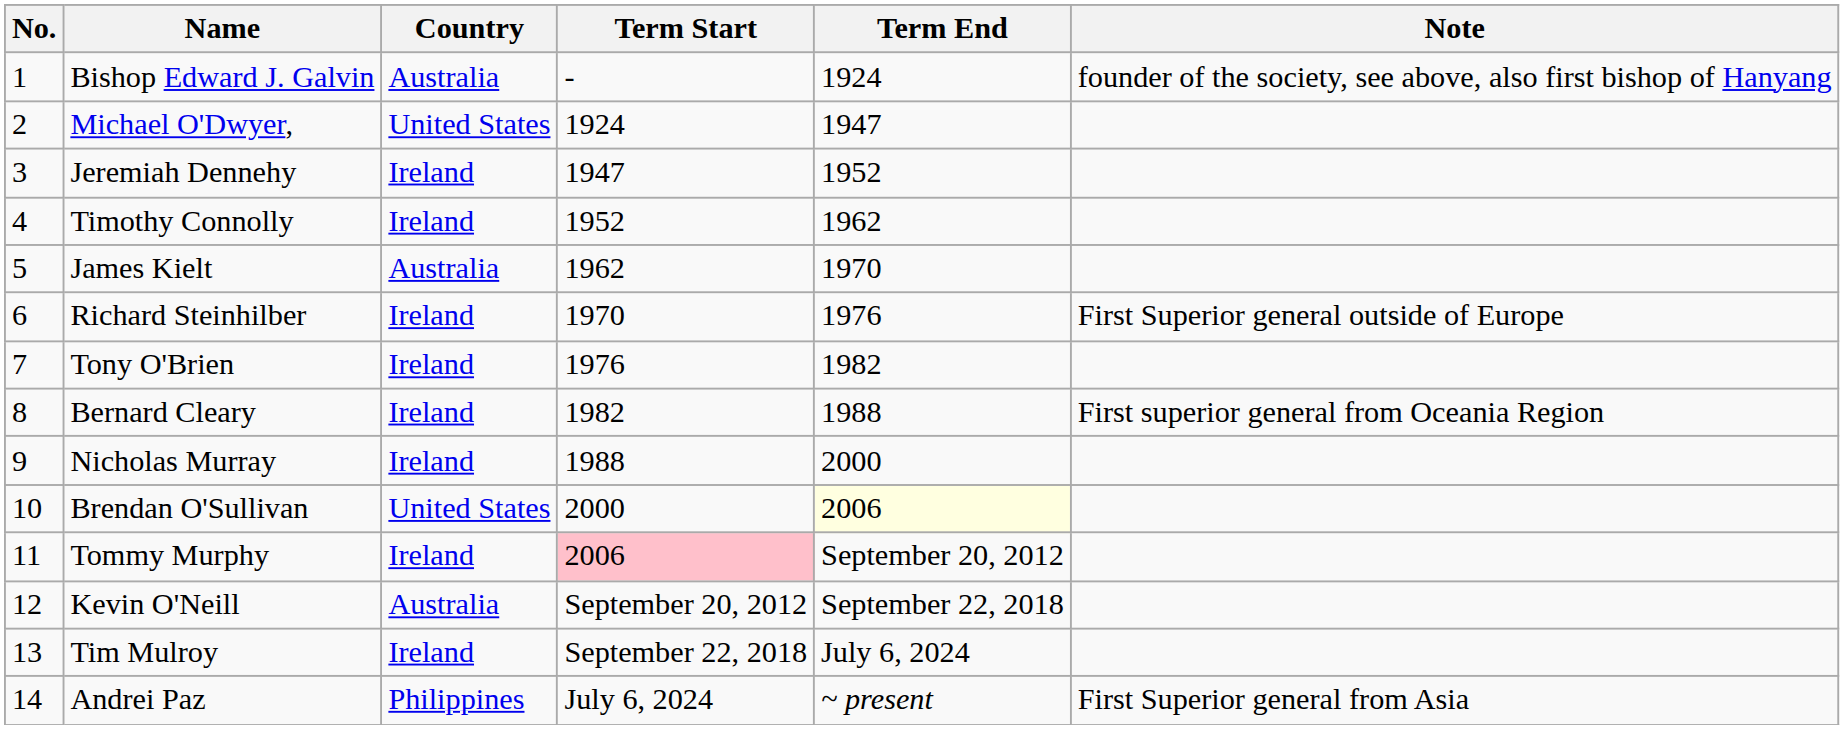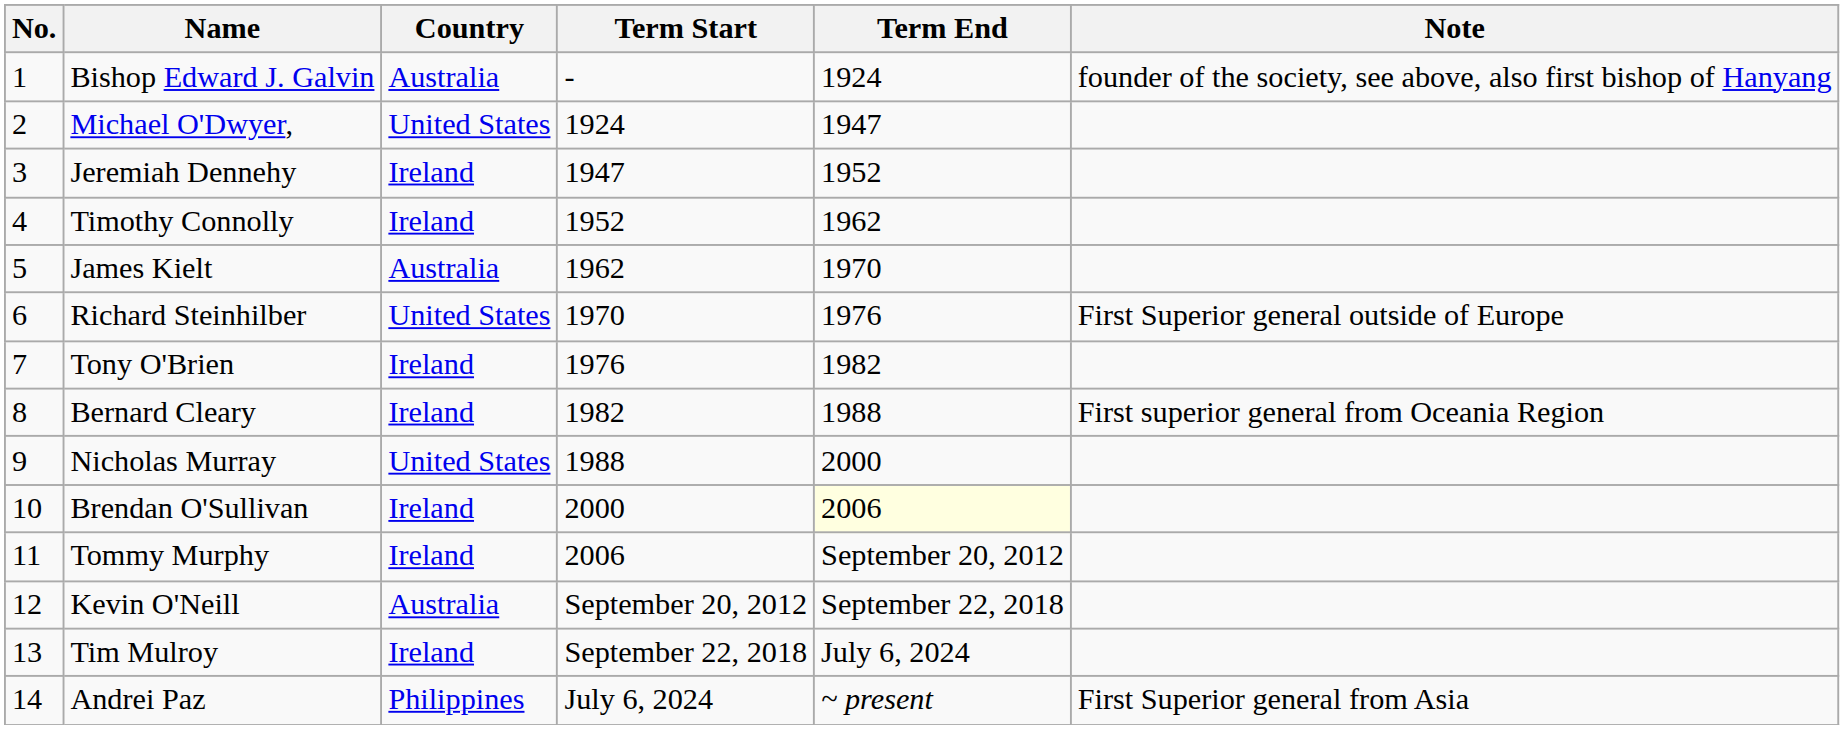(431, 316) Ireland -> (469, 316) United States
(431, 460) Ireland -> (469, 460) United States
(469, 508) United States -> (431, 508) Ireland
(595, 556) pink background -> (595, 556) no background
